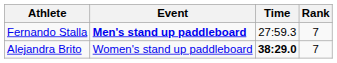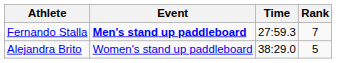(277, 50) bold -> (277, 50) normal
(316, 50) 7 -> (315, 50) 5
